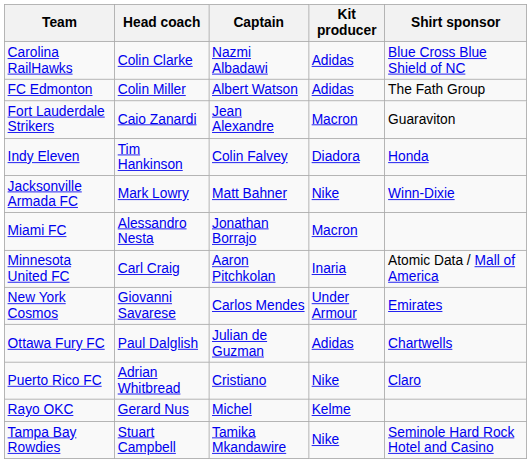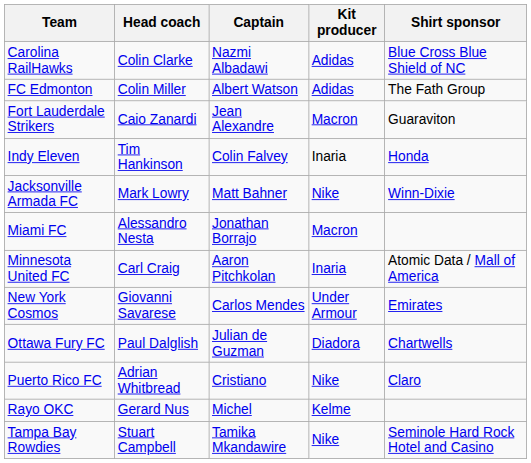(336, 156) Diadora -> (329, 156) Inaria
(333, 343) Adidas -> (336, 343) Diadora
